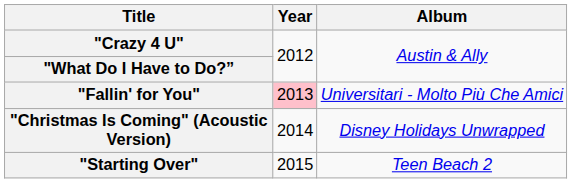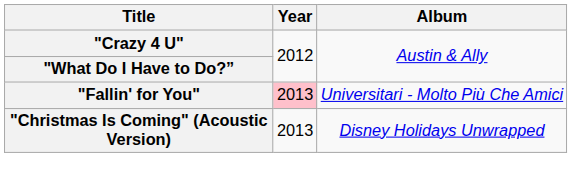(295, 130) 2014 -> (295, 130) 2013
- row: (139, 165)
